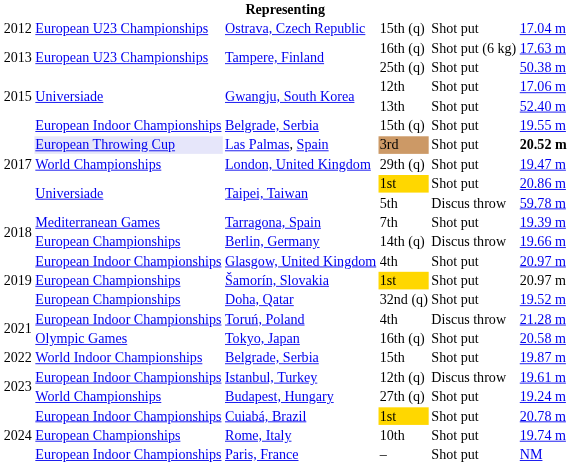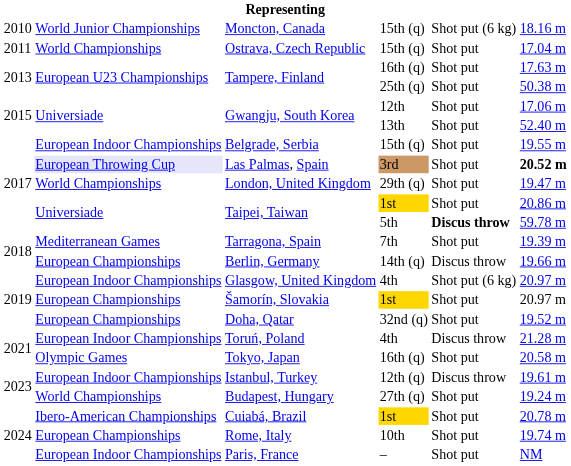+ row: (275, 28)
(18, 28) 2012 -> (17, 48) 2011
(122, 28) European U23 Championships -> (98, 48) World Championships
(474, 48) Shot put (6 kg) -> (455, 67) Shot put
(469, 203) normal -> (471, 222) bold
(455, 261) Shot put -> (474, 280) Shot put (6 kg)
- row: (272, 358)
(128, 416) European Indoor Championships -> (126, 416) Ibero-American Championships
